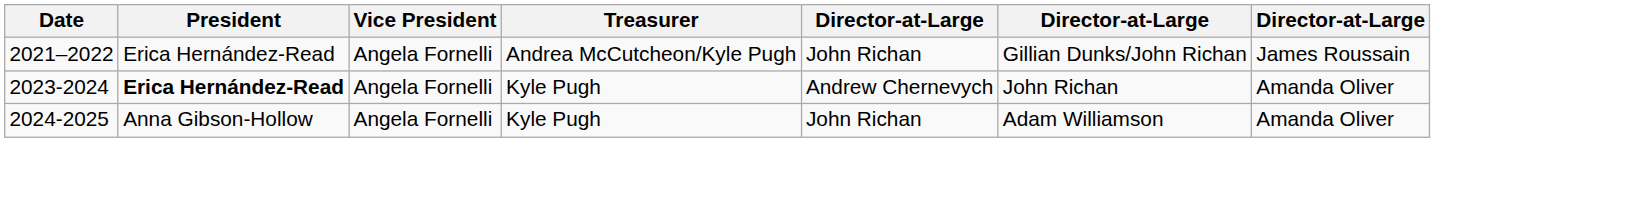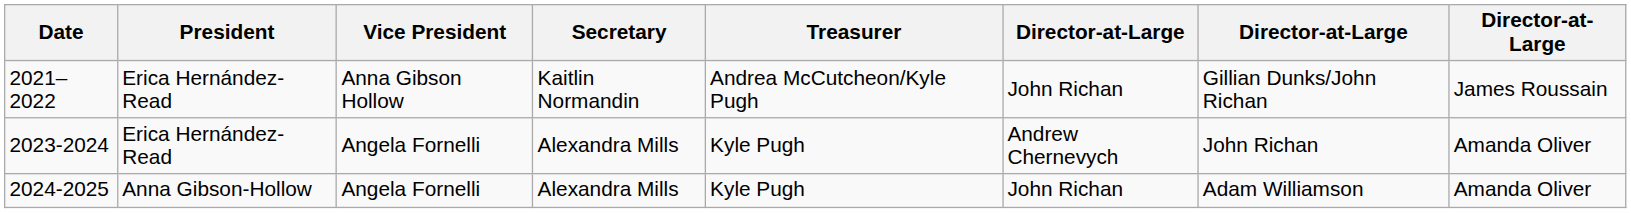+ column: (619, 32)
(423, 53) Angela Fornelli -> (402, 89) Anna Gibson Hollow
(234, 86) bold -> (203, 145) normal
